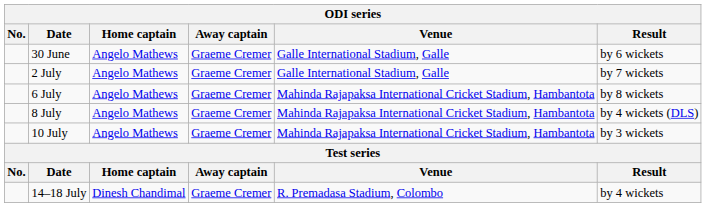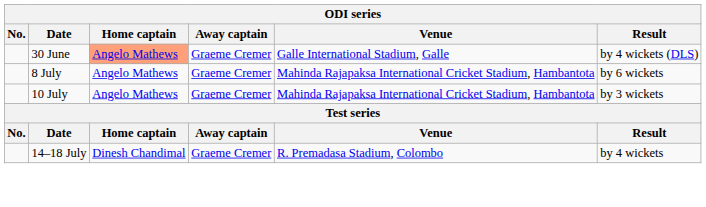(135, 53) no background -> (135, 53) lightsalmon background
(632, 53) by 6 wickets -> (649, 53) by 4 wickets (DLS)
- row: (46, 73)
- row: (46, 93)
(649, 113) by 4 wickets (DLS) -> (632, 73) by 6 wickets
